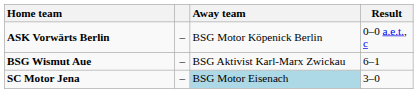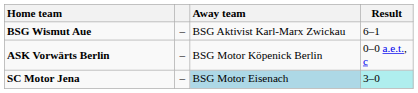rows swapped: (49, 61) <-> (58, 37)
(371, 79) no background -> (371, 79) paleturquoise background
